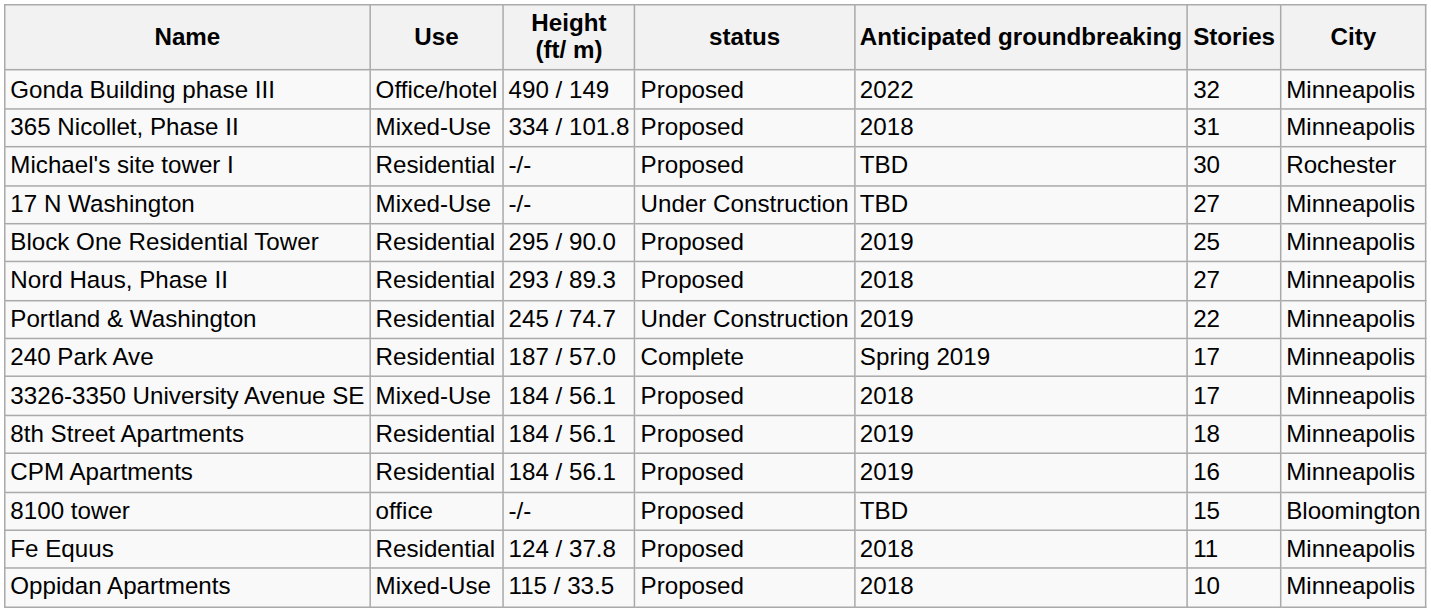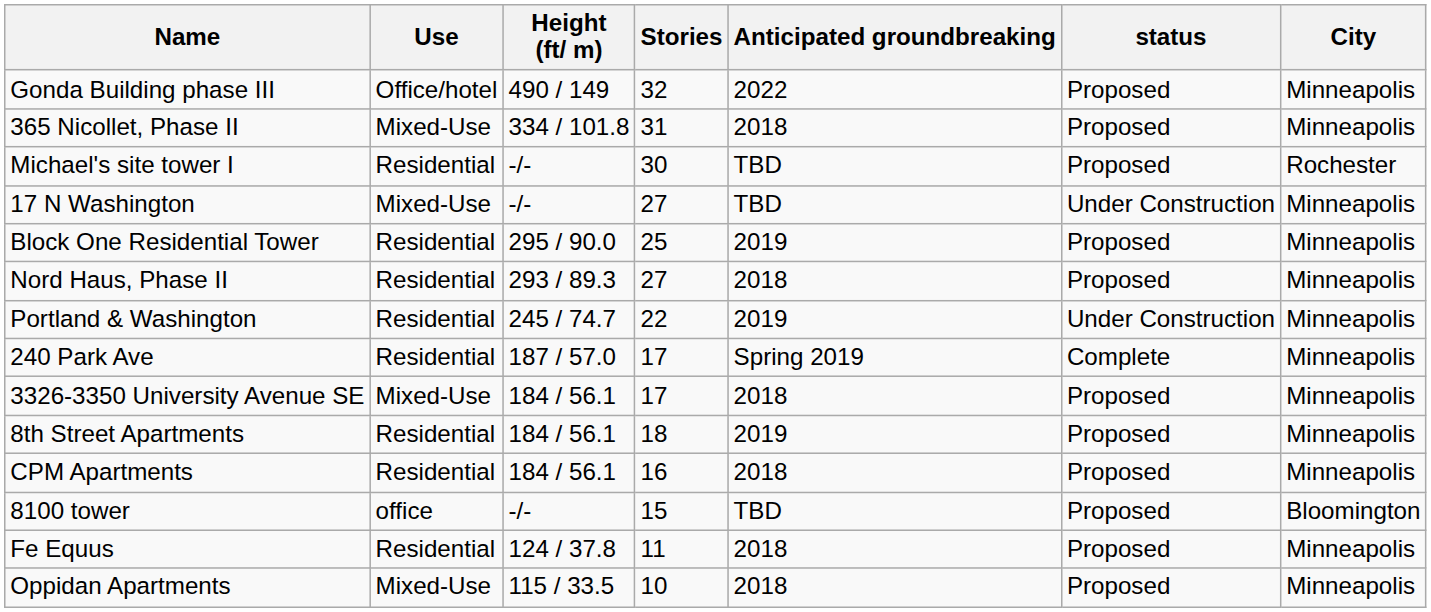columns swapped: (1234, 37) <-> (745, 37)
(887, 472) 2019 -> (760, 472) 2018
